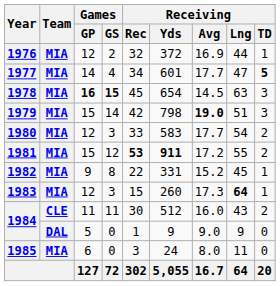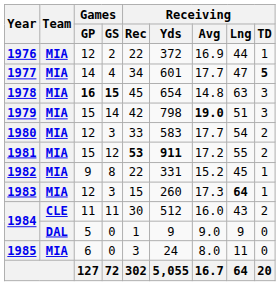(136, 54) 32 -> (136, 54) 22
(209, 93) 14.5 -> (209, 93) 14.8
